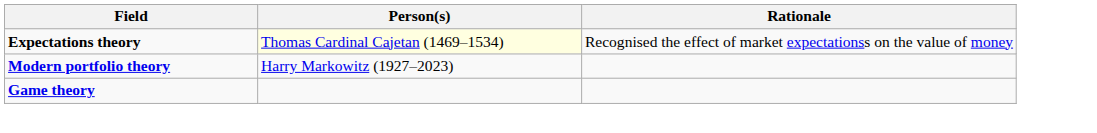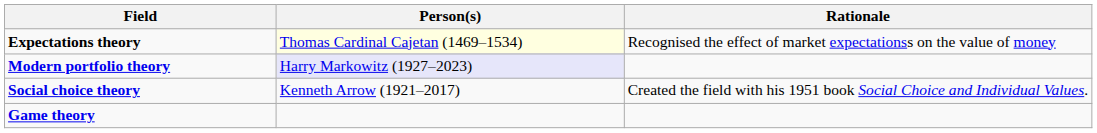(357, 66) no background -> (376, 66) lavender background
+ row: (74, 90)
